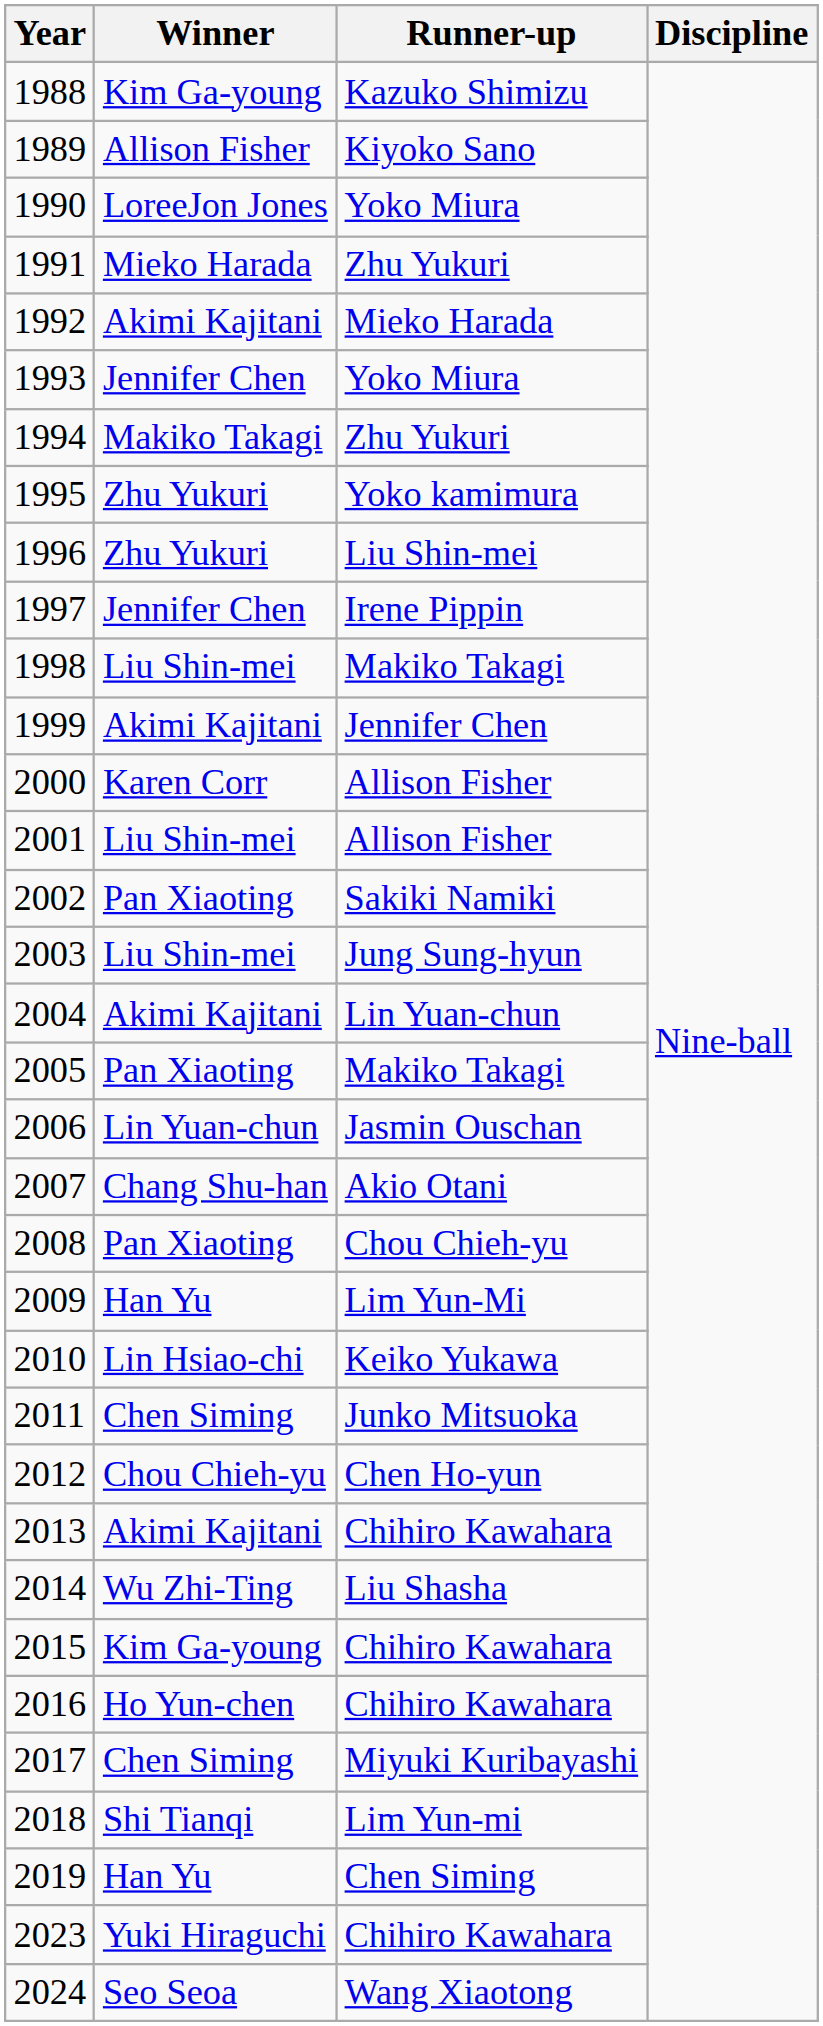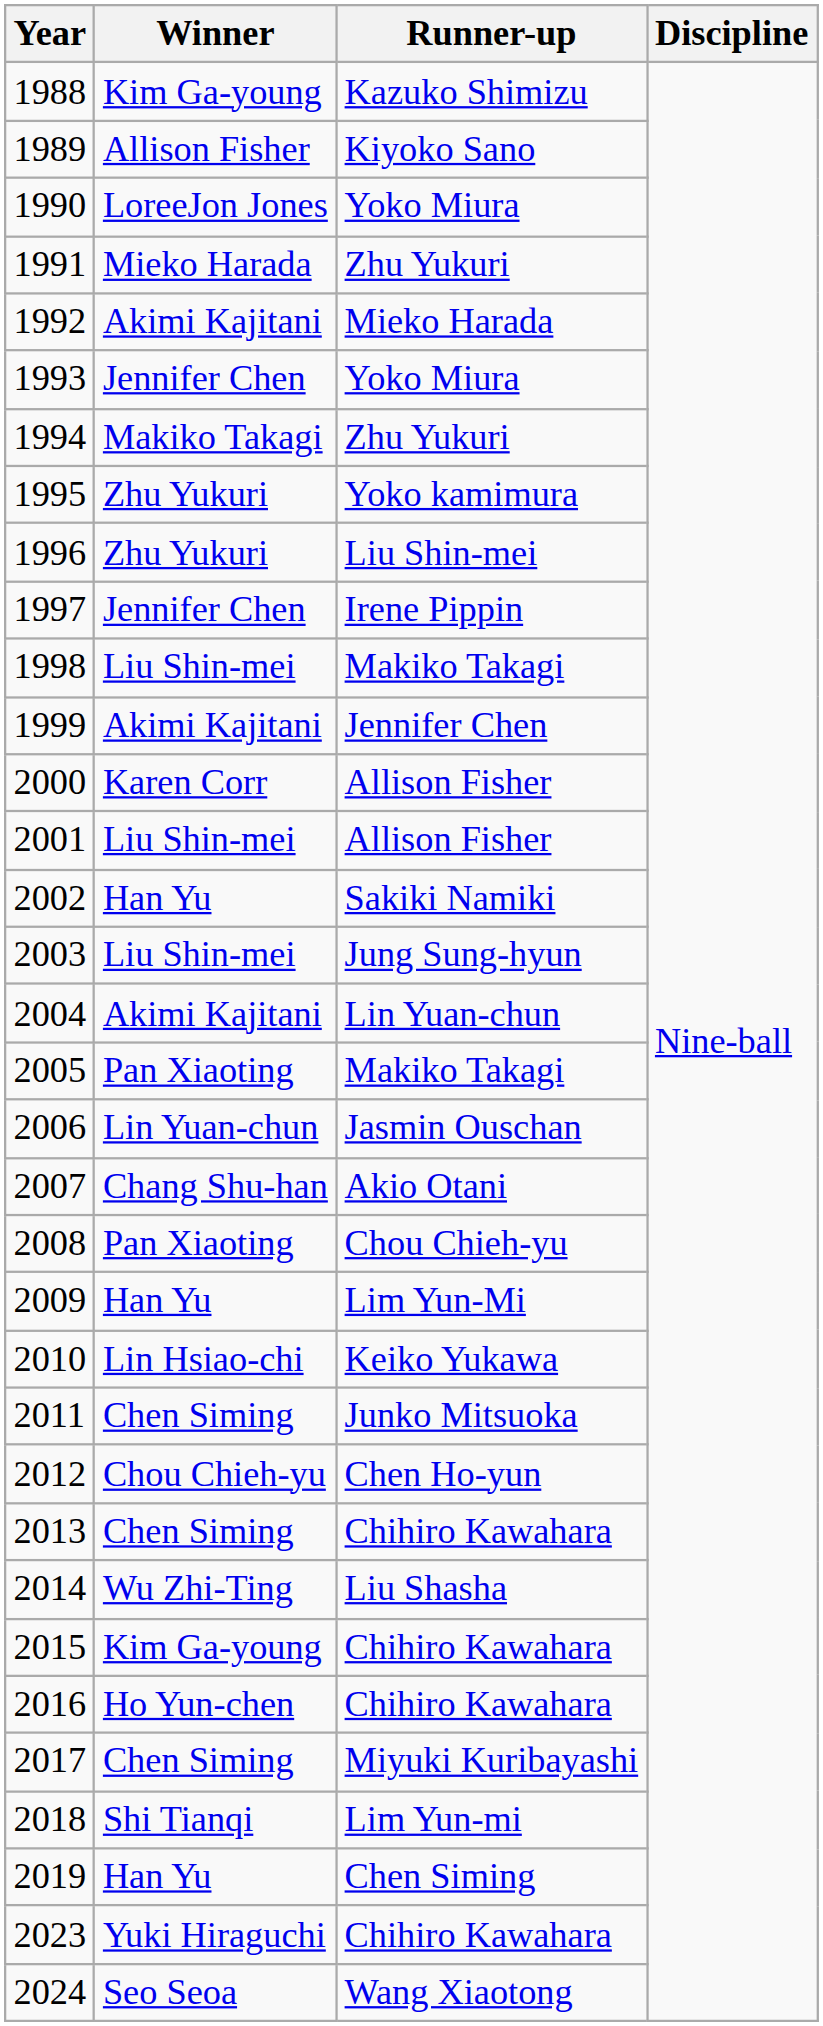(198, 897) Pan Xiaoting -> (157, 897) Han Yu
(212, 1530) Akimi Kajitani -> (198, 1530) Chen Siming
